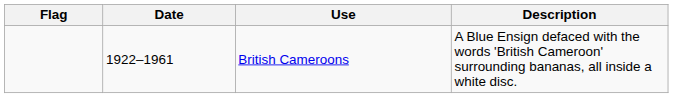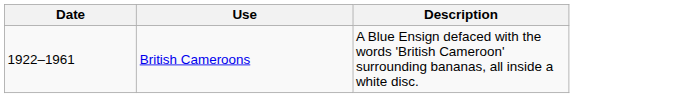- column: (54, 15)
